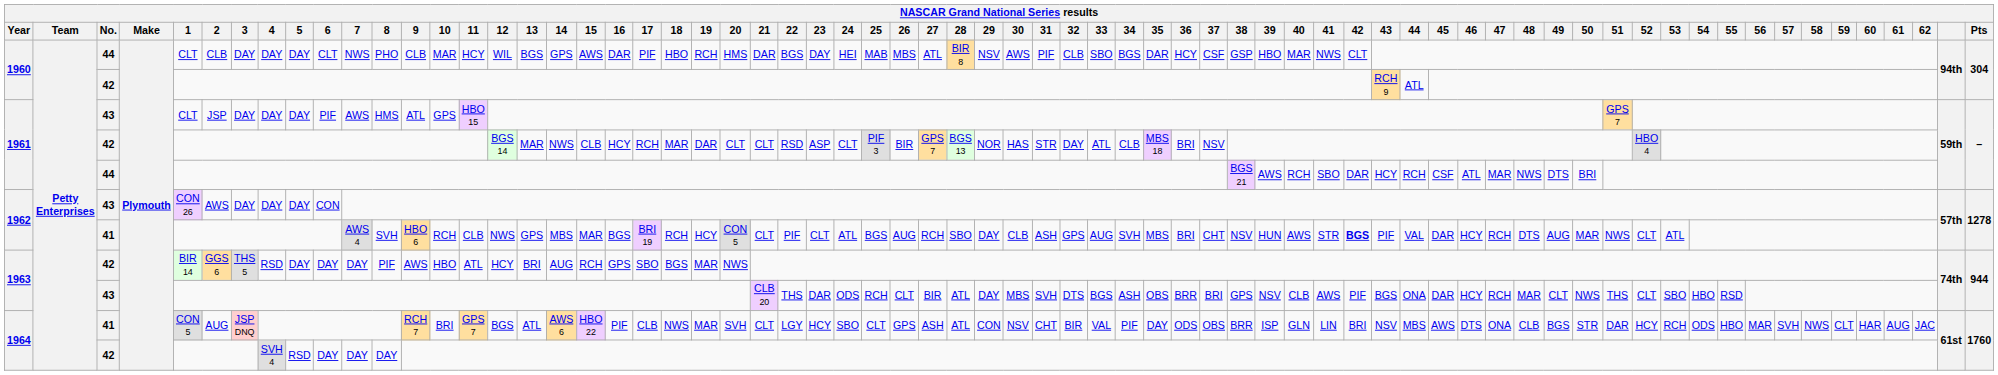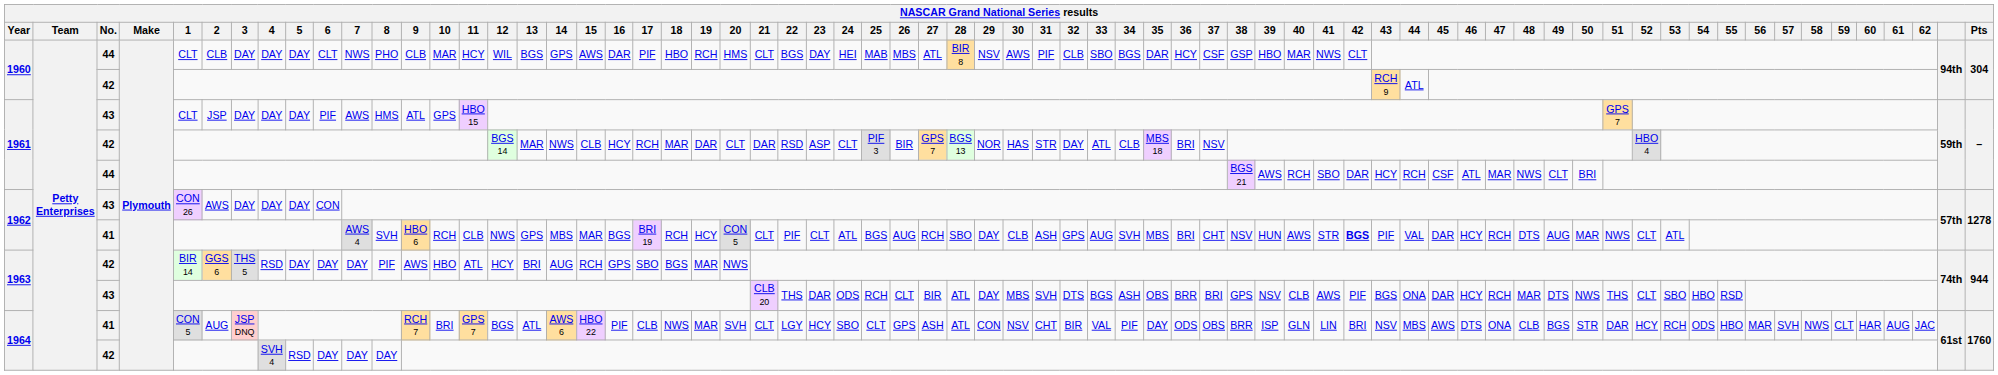(764, 55) DAR -> (764, 55) CLT
(764, 145) CLT -> (764, 145) DAR
(1558, 175) DTS -> (1558, 175) CLT
(1558, 295) CLT -> (1558, 295) DTS
